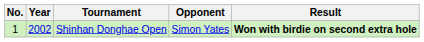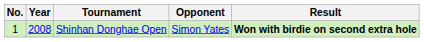(40, 29) 2002 -> (40, 29) 2008
